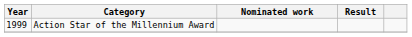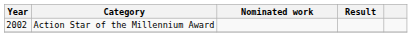(17, 25) 1999 -> (17, 25) 2002
